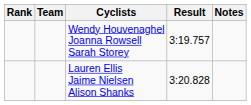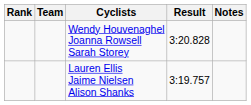(190, 40) 3:19.757 -> (190, 40) 3:20.828
(190, 80) 3:20.828 -> (190, 80) 3:19.757
